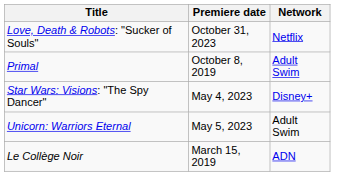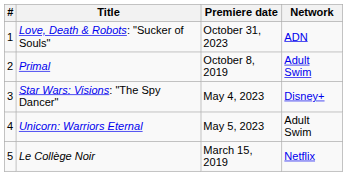+ column: (10, 13)
(288, 36) Netflix -> (296, 36) ADN
(284, 156) ADN -> (300, 156) Netflix
